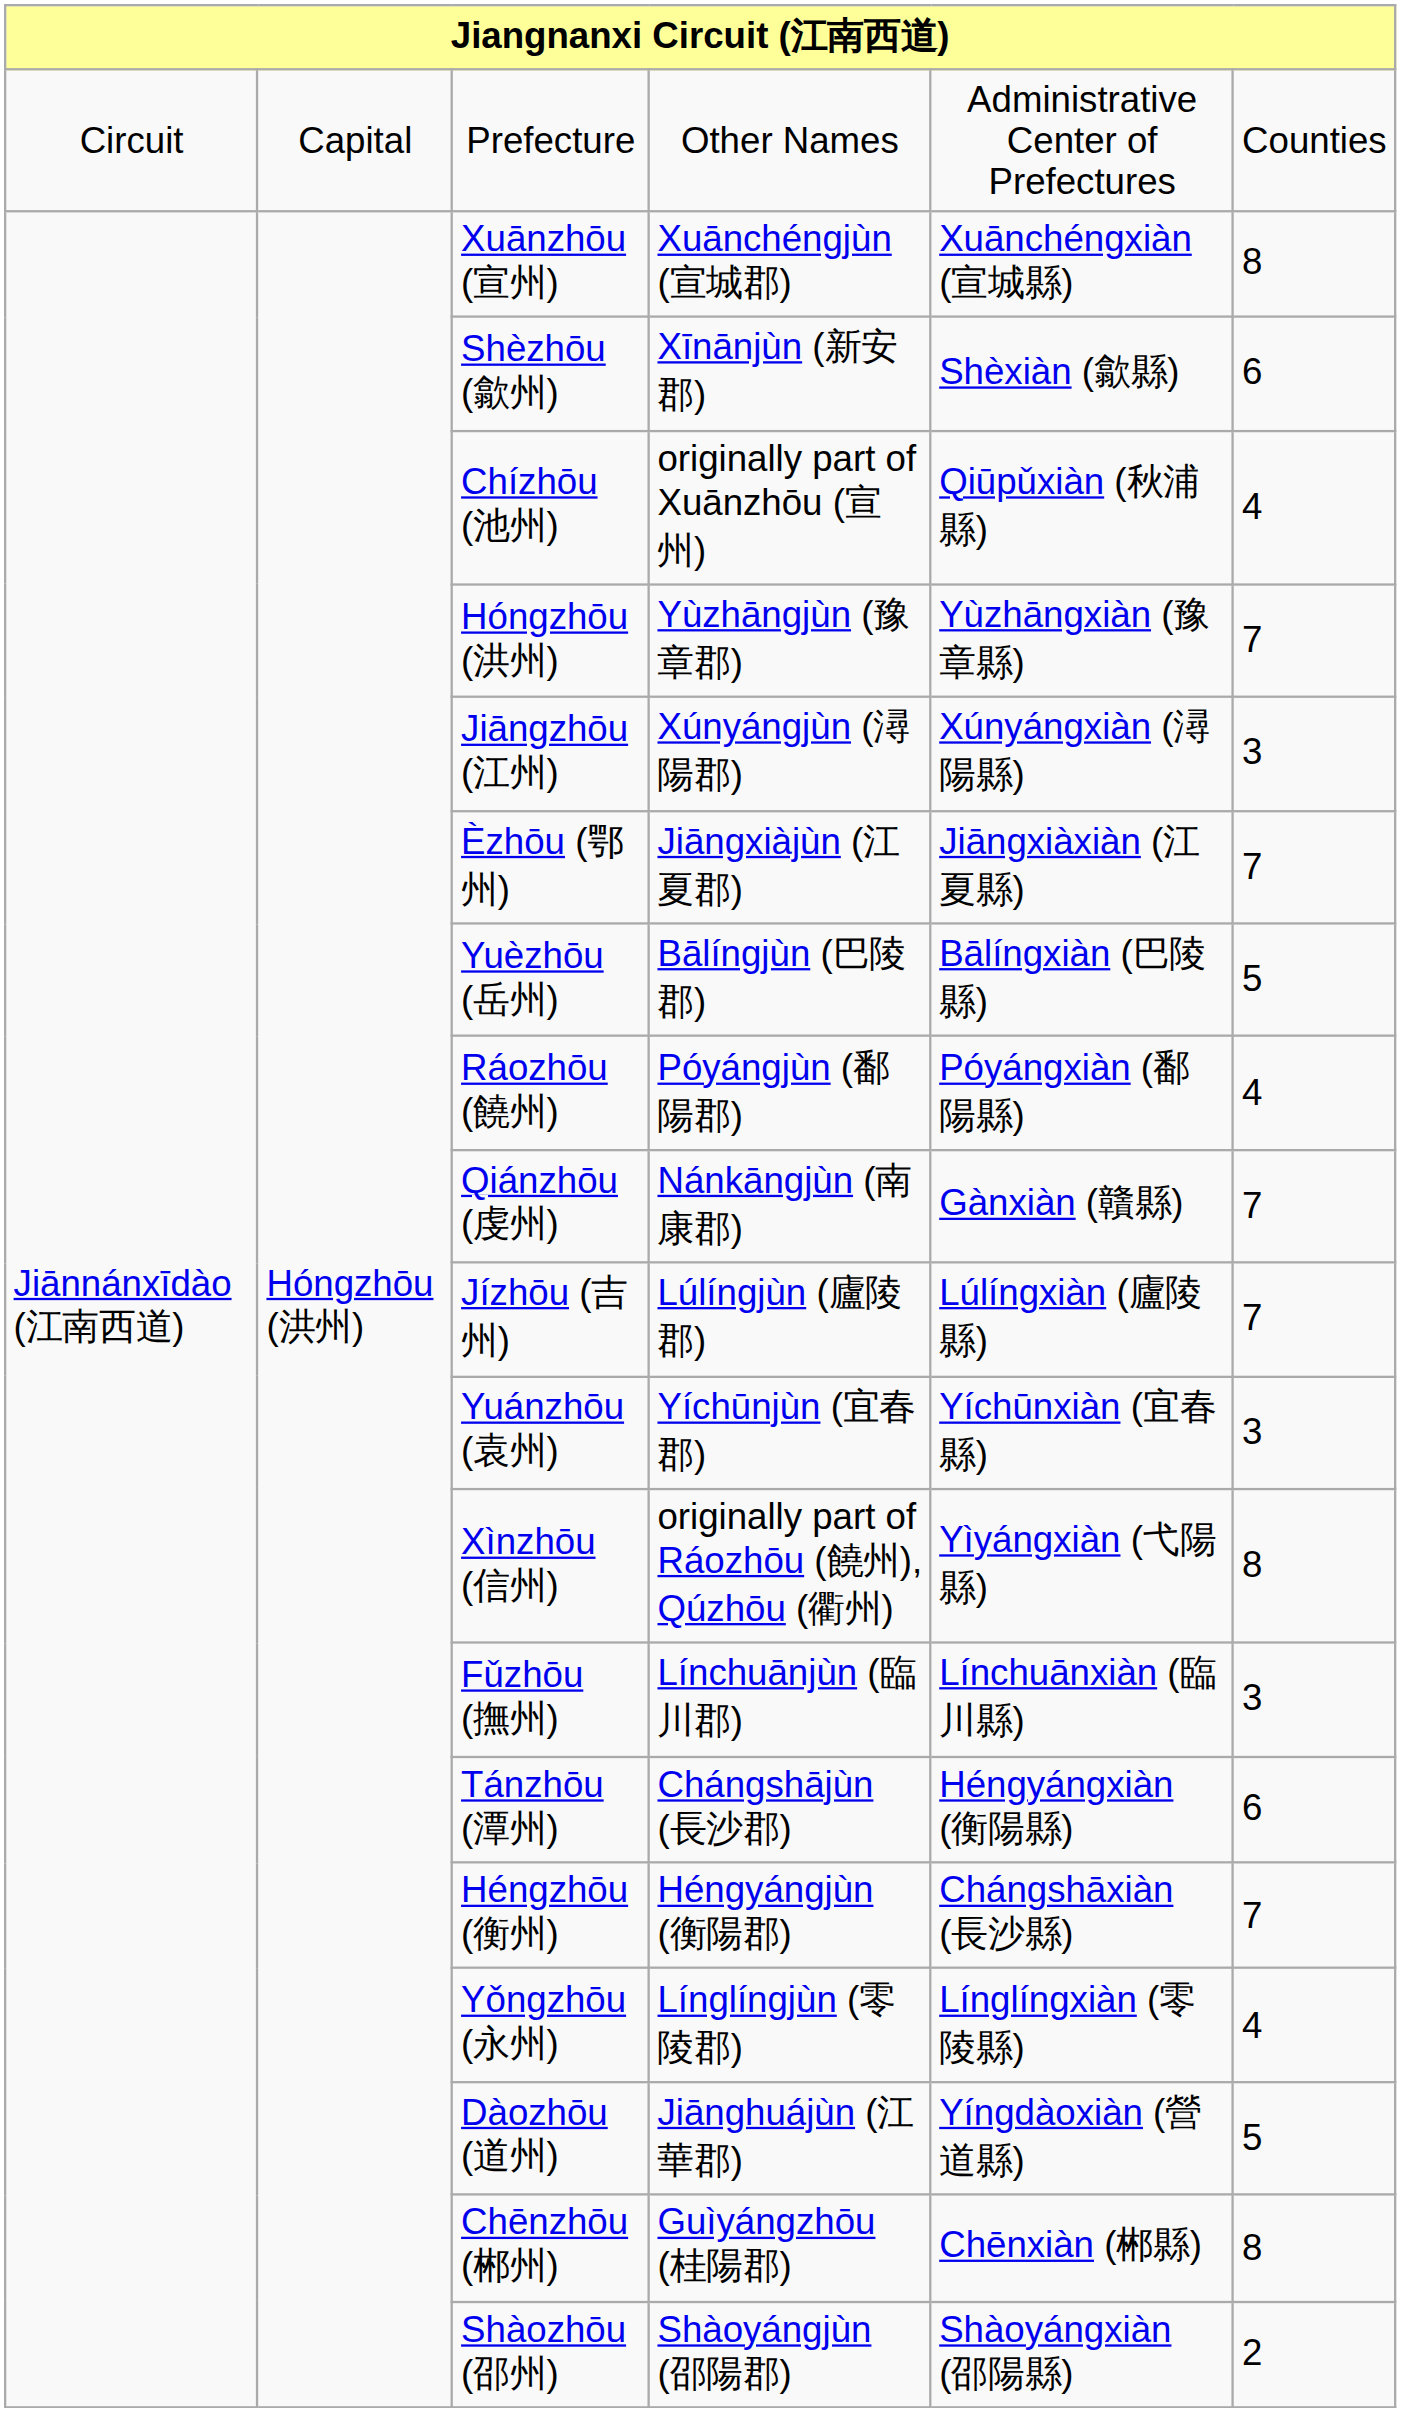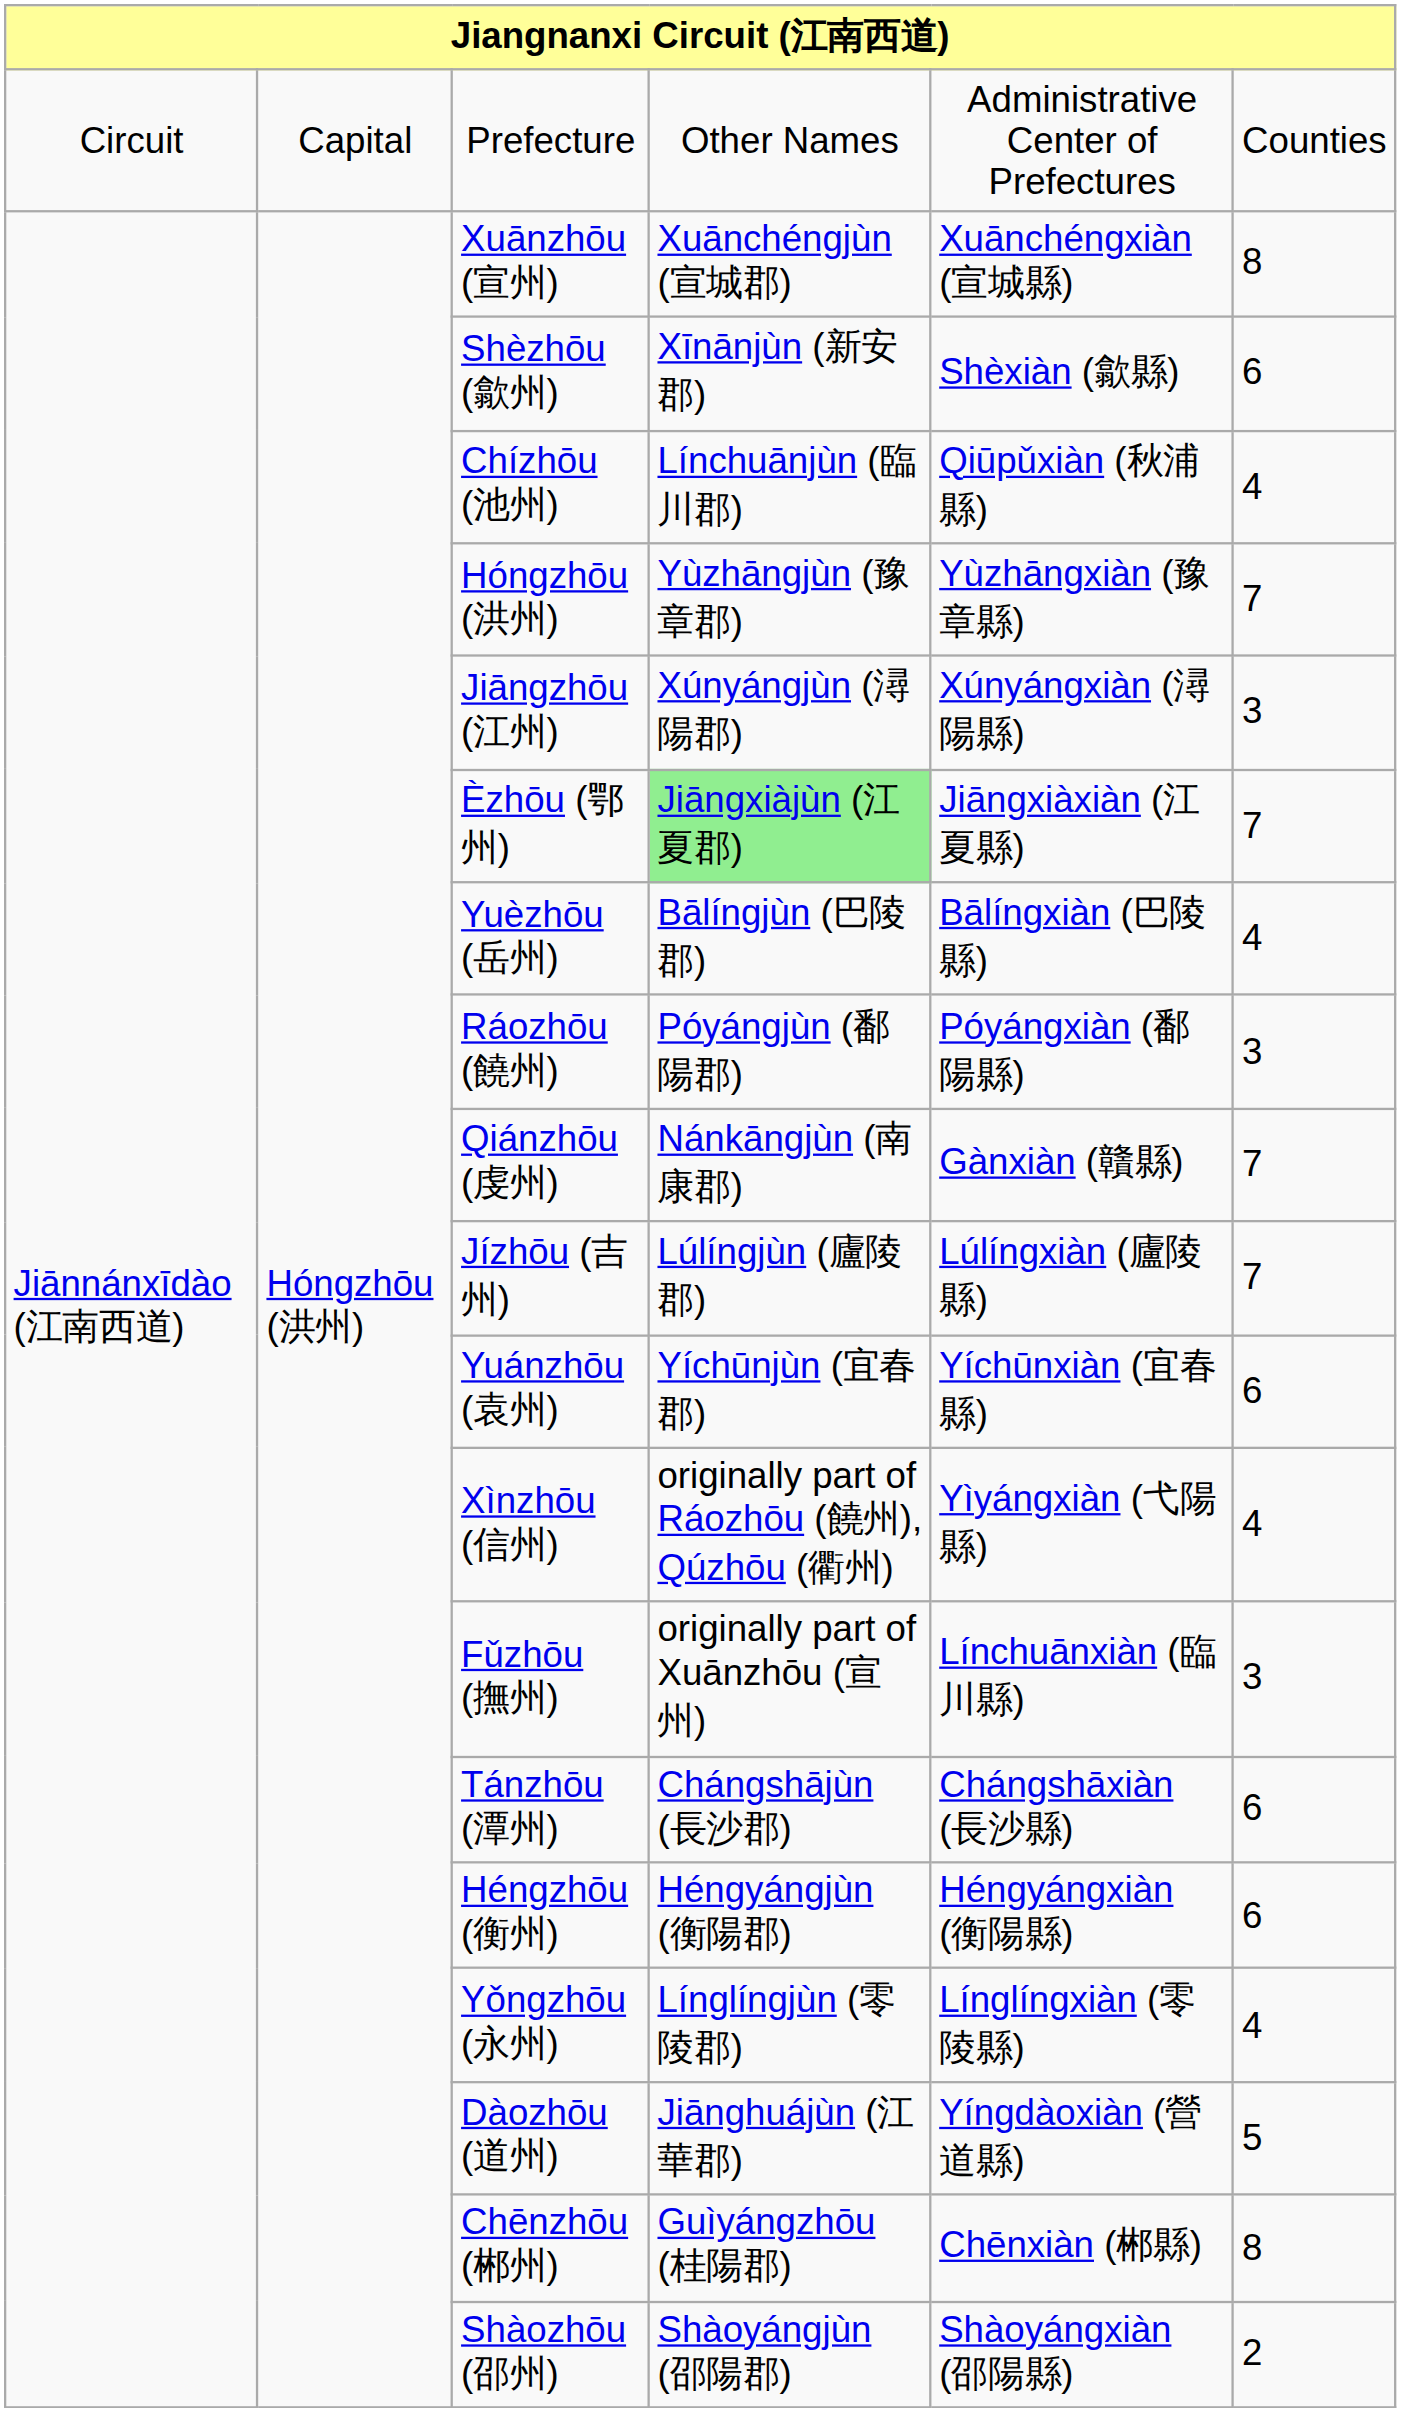(787, 504) originally part of Xuānzhōu (宣州) -> (787, 484) Línchuānjùn (臨川郡)
(779, 865) no background -> (779, 823) lightgreen background
(1252, 979) 5 -> (1252, 938) 4
(1252, 1092) 4 -> (1252, 1051) 3
(1252, 1431) 3 -> (1252, 1390) 6
(1252, 1565) 8 -> (1252, 1524) 4
(787, 1697) Línchuānjùn (臨川郡) -> (787, 1676) originally part of Xuānzhōu (宣州)
(1056, 1806) Héngyángxiàn (衡陽縣) -> (1056, 1806) Chángshāxiàn (長沙縣)
(1056, 1912) Chángshāxiàn (長沙縣) -> (1056, 1912) Héngyángxiàn (衡陽縣)
(1252, 1914) 7 -> (1252, 1914) 6
